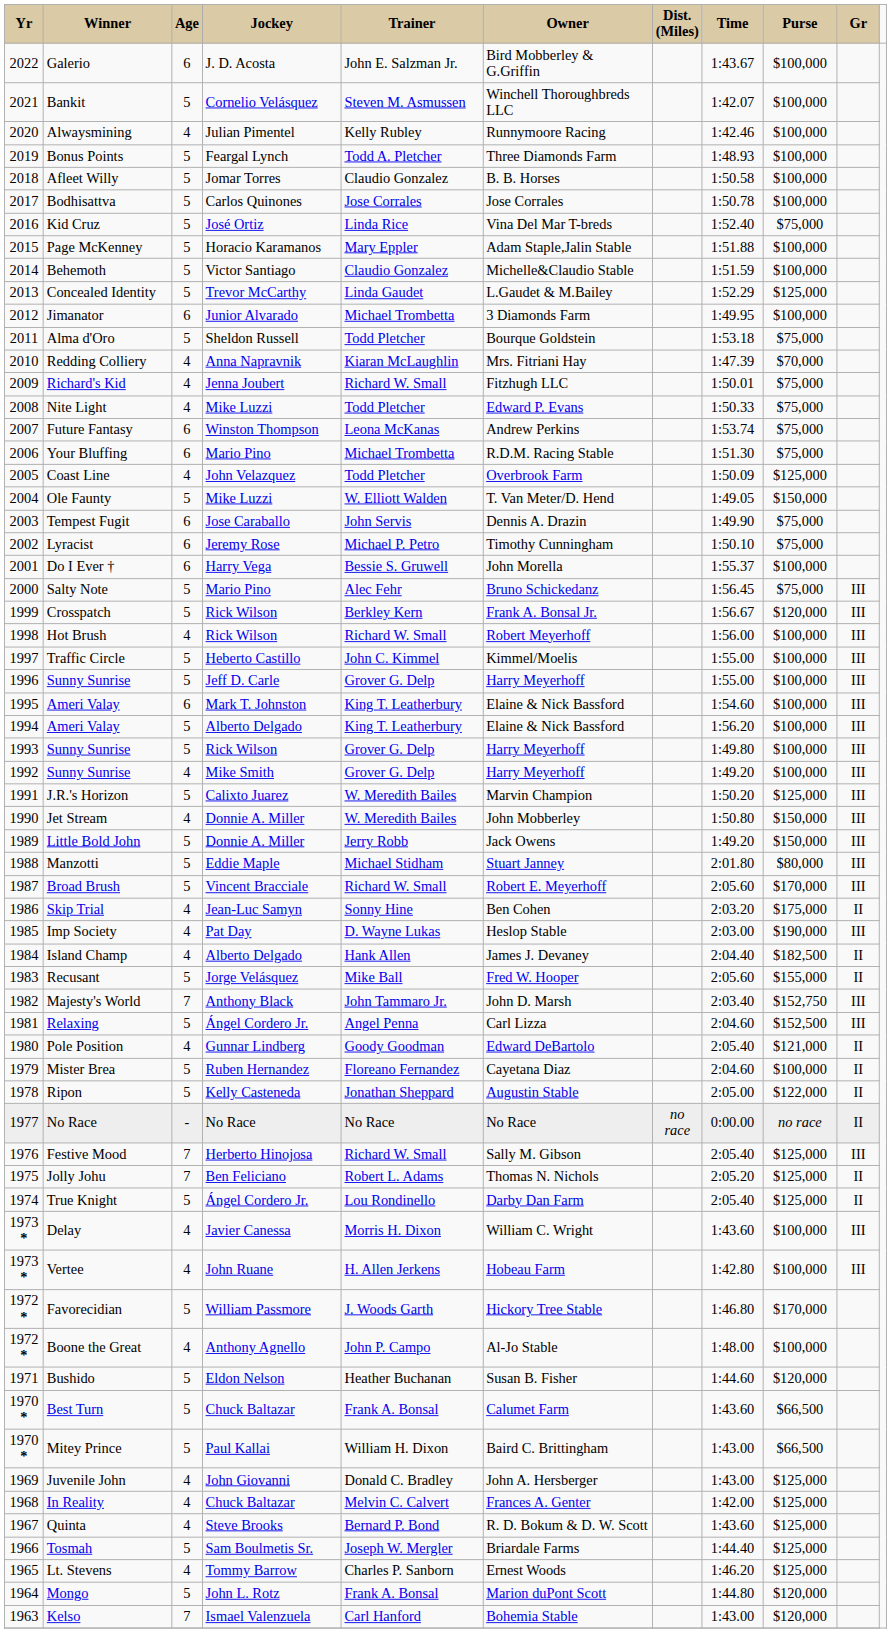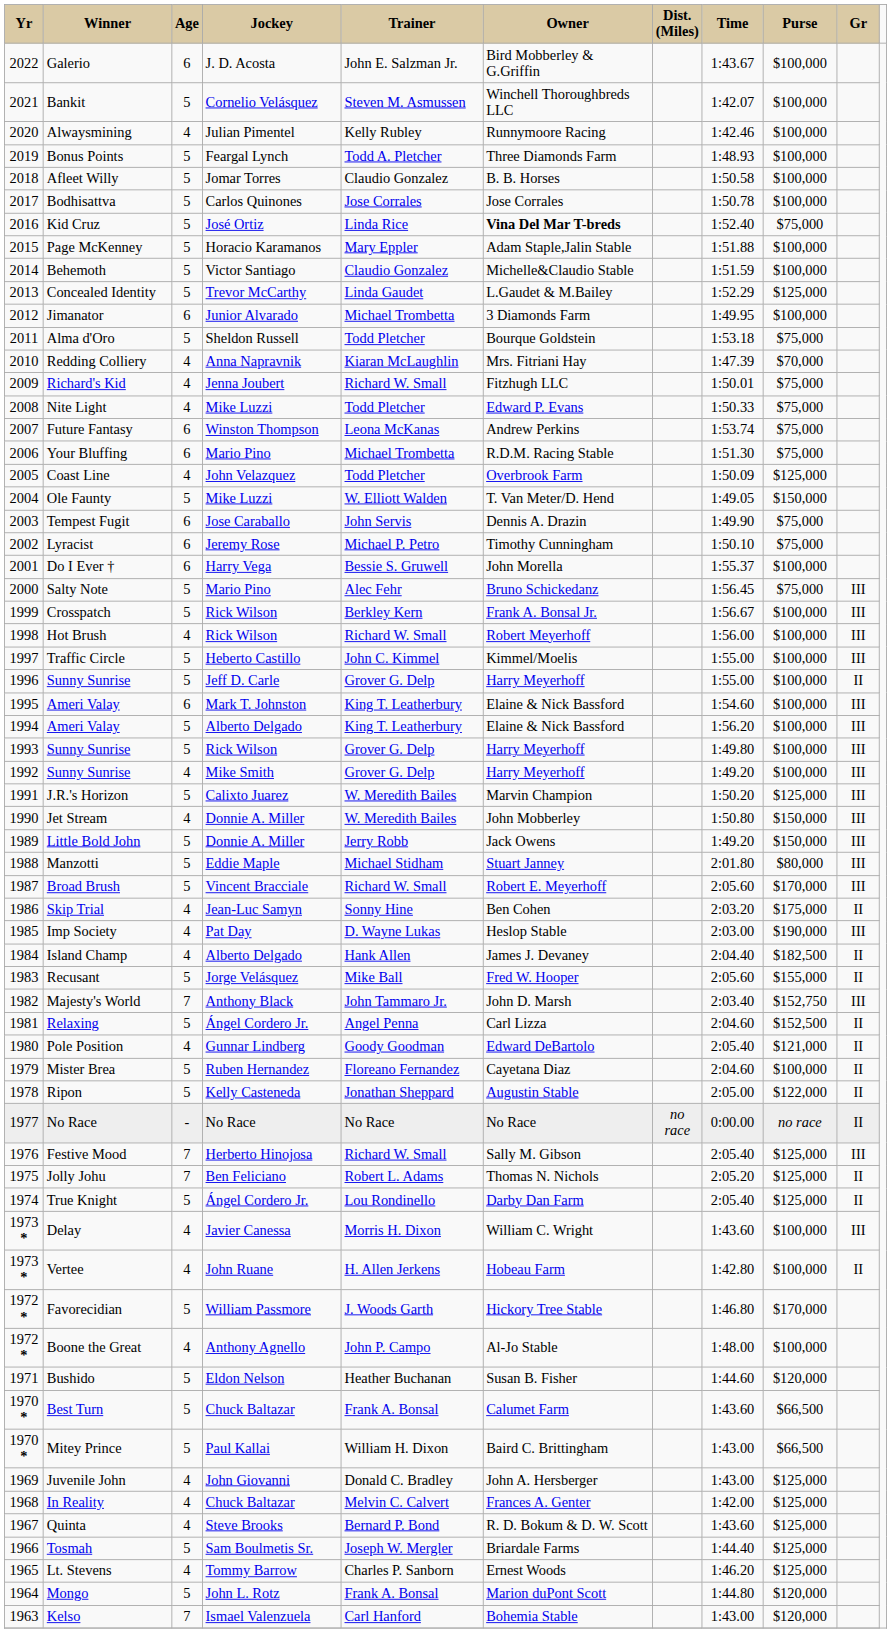(549, 224) normal -> (553, 224) bold
(800, 612) $120,000 -> (800, 612) $100,000
(858, 681) III -> (858, 681) II
(858, 1023) III -> (858, 1023) II
(858, 1269) III -> (858, 1269) II
